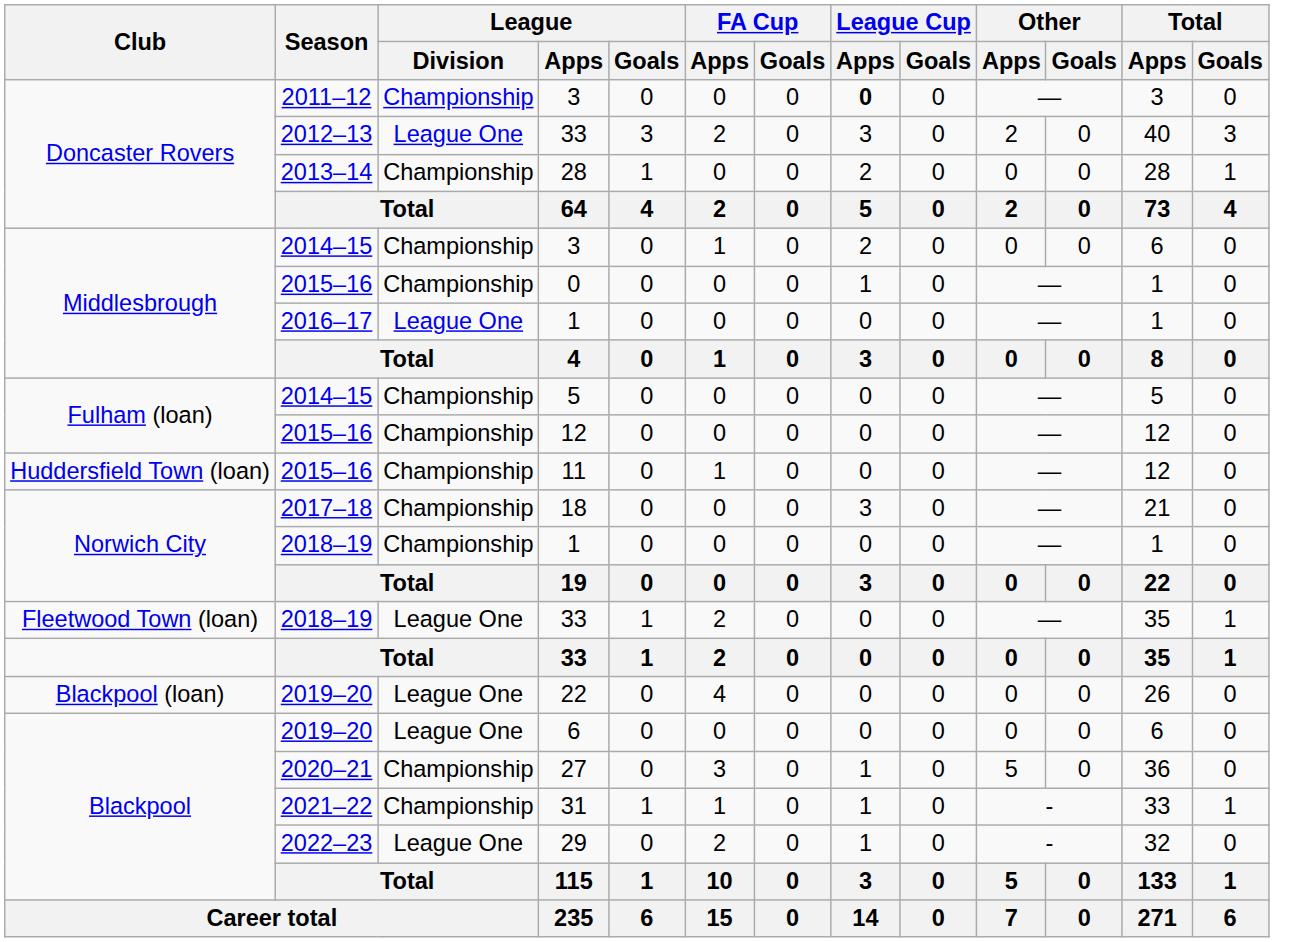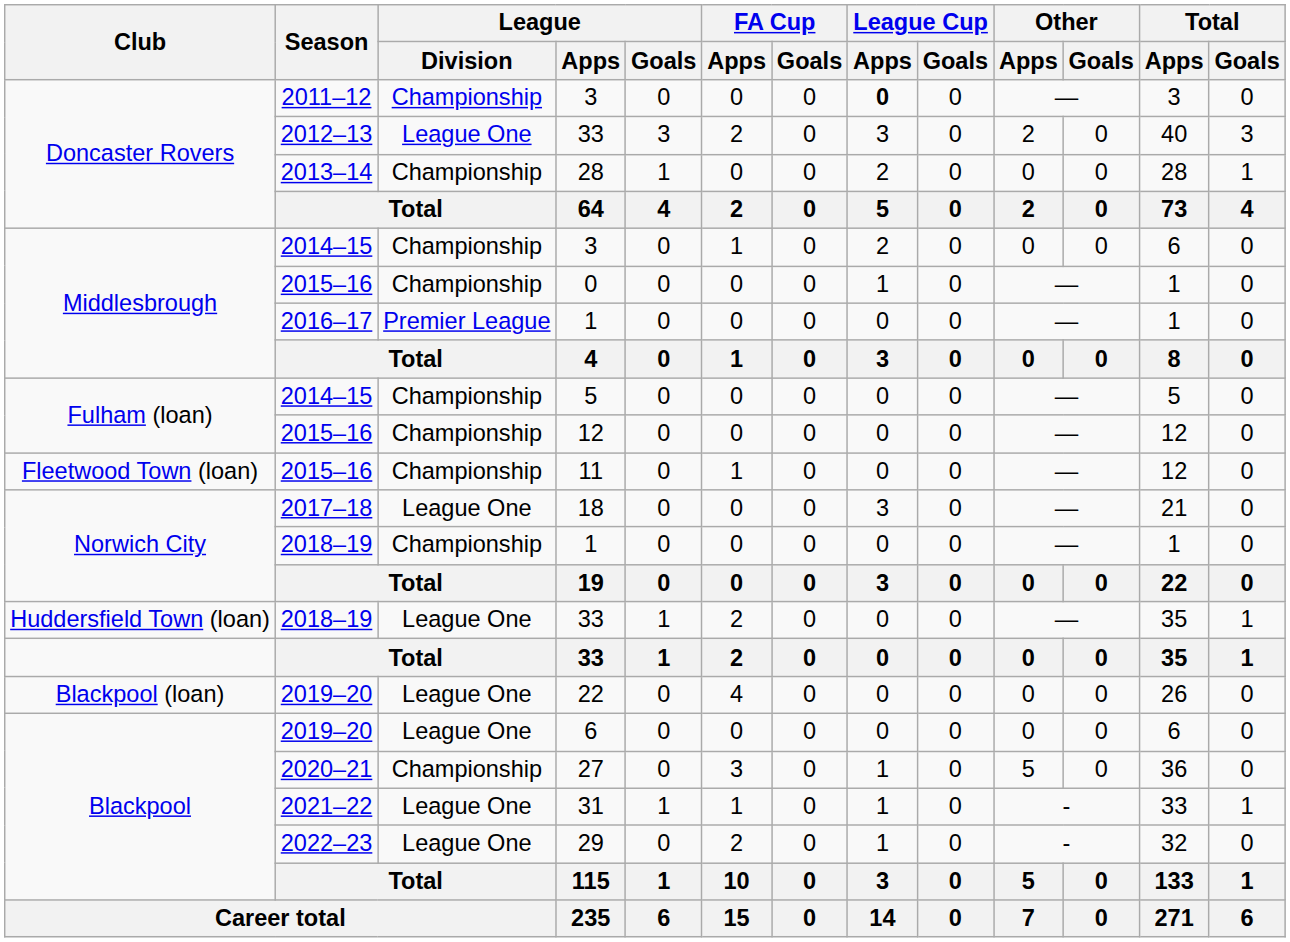(458, 321) League One -> (467, 321) Premier League
(140, 470) Huddersfield Town (loan) -> (140, 470) Fleetwood Town (loan)
(458, 508) Championship -> (467, 508) League One
(140, 619) Fleetwood Town (loan) -> (140, 619) Huddersfield Town (loan)
(458, 806) Championship -> (467, 806) League One
